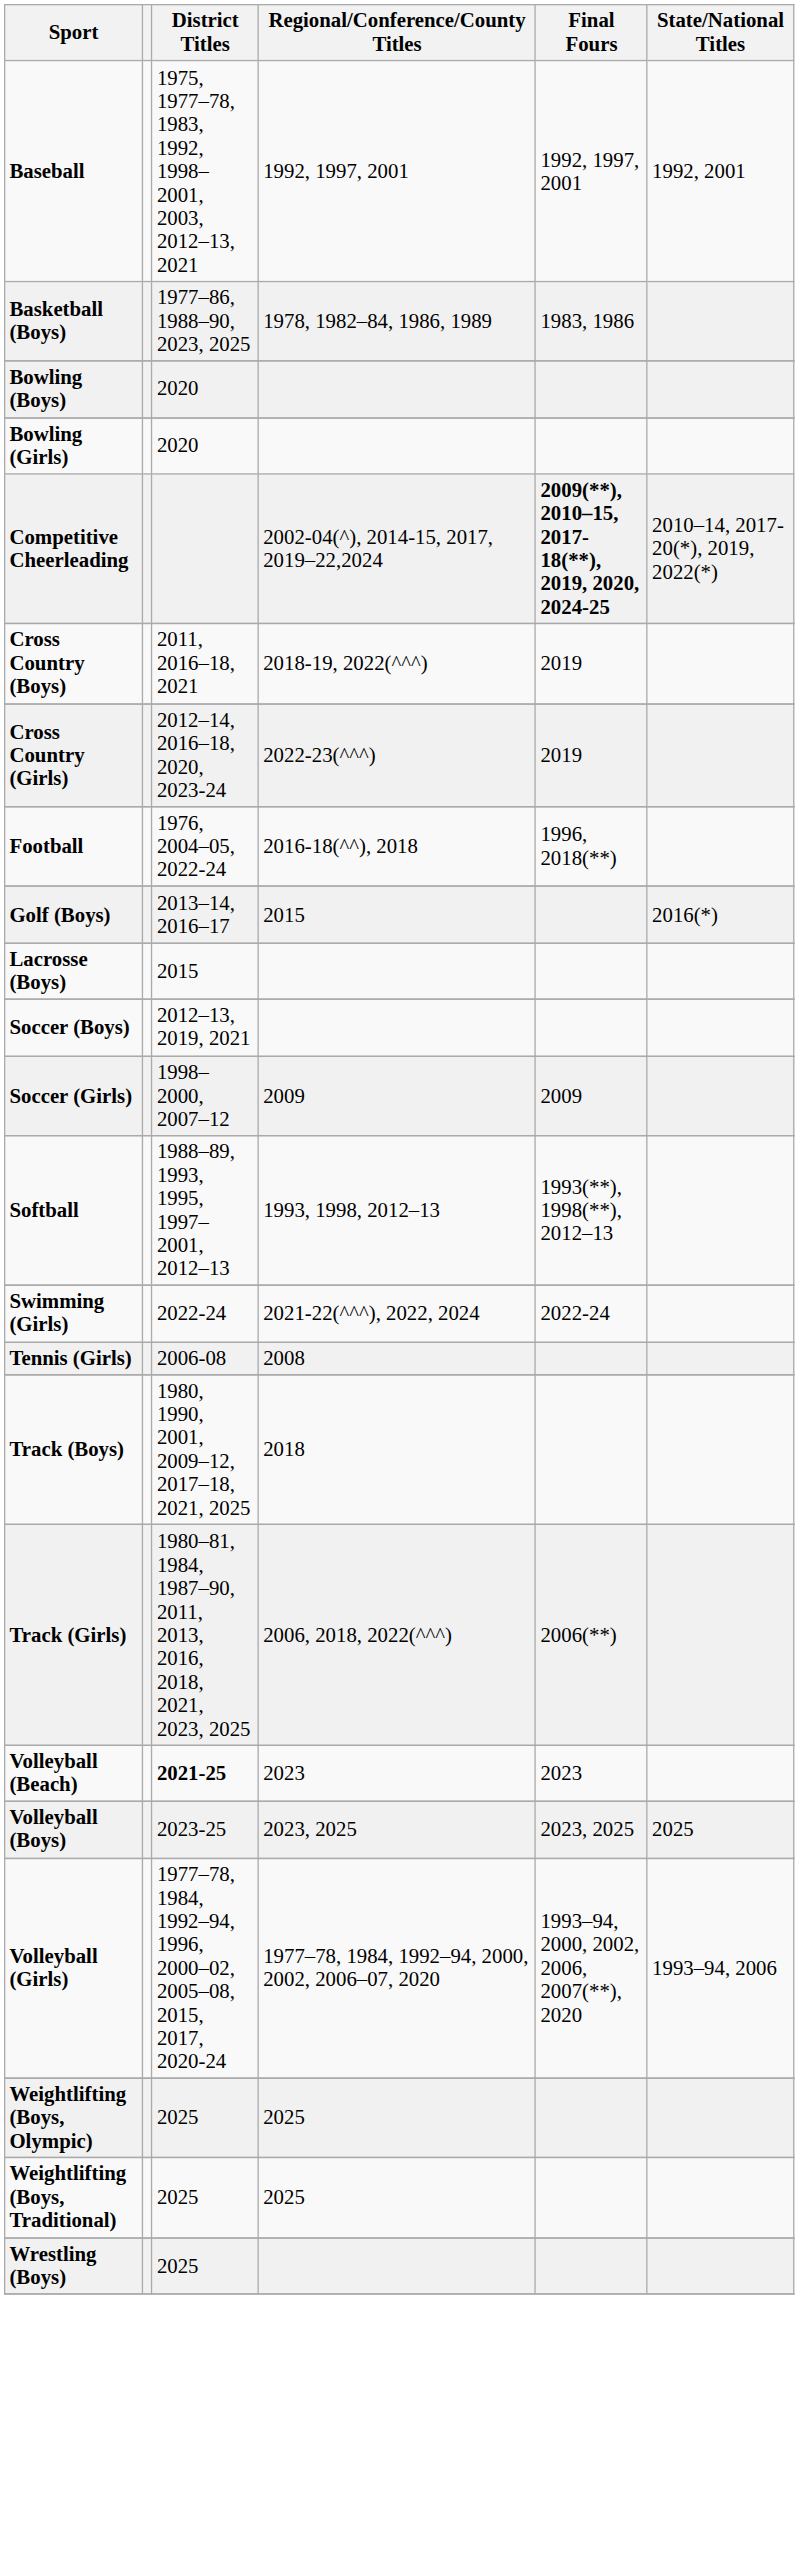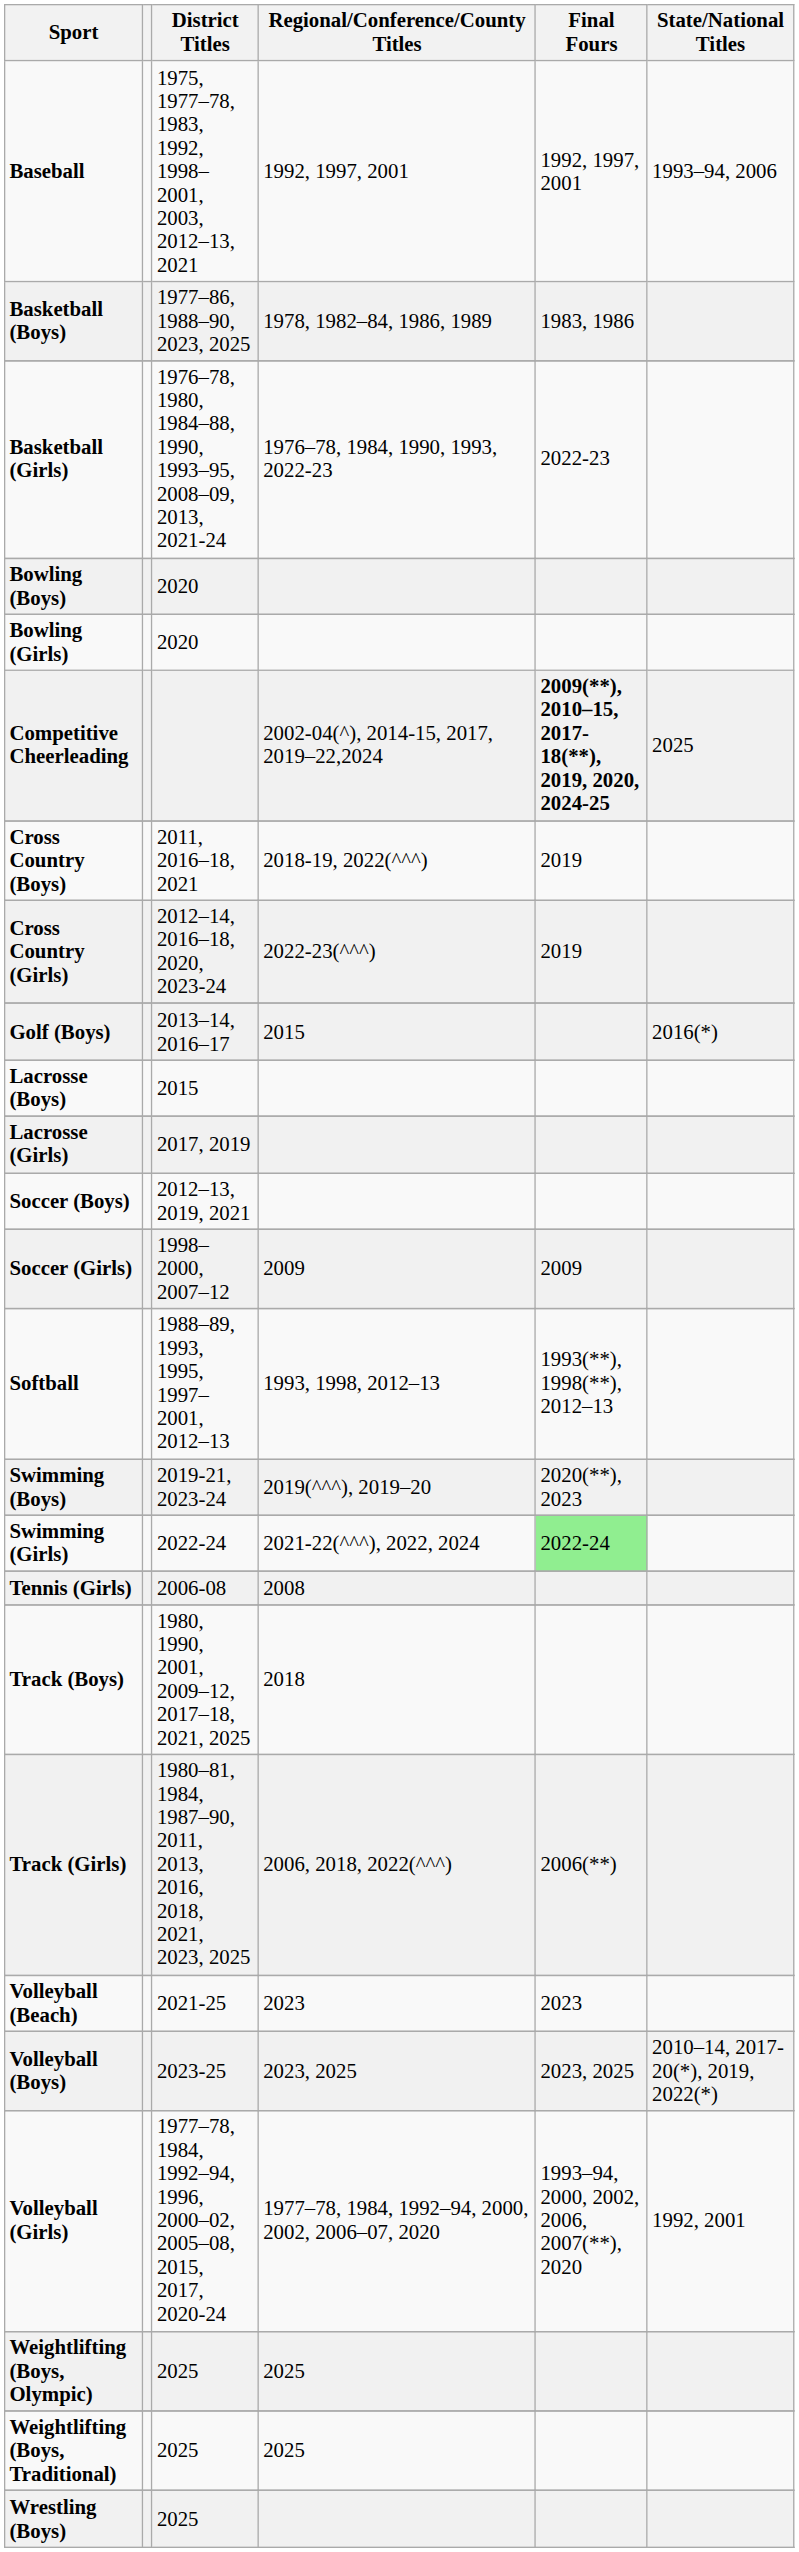(699, 170) 1992, 2001 -> (714, 170) 1993–94, 2006
+ row: (56, 459)
(718, 548) 2010–14, 2017-20(*), 2019, 2022(*) -> (673, 745) 2025
- row: (46, 846)
+ row: (49, 1144)
+ row: (57, 1486)
(575, 1313) no background -> (575, 1543) lightgreen background
(192, 1773) bold -> (192, 2002) normal
(673, 1829) 2025 -> (718, 2070) 2010–14, 2017-20(*), 2019, 2022(*)
(714, 1967) 1993–94, 2006 -> (699, 2220) 1992, 2001
